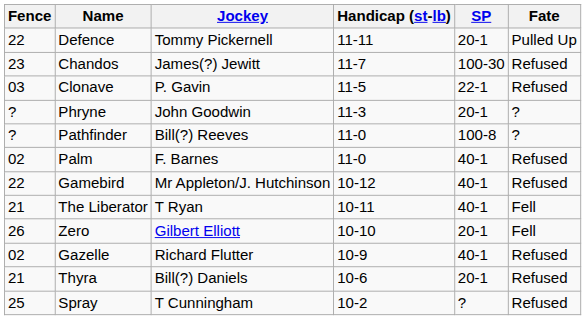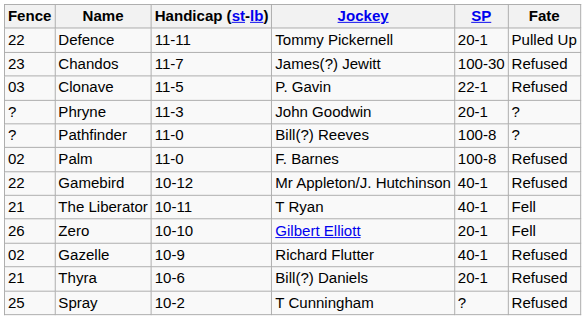columns swapped: (243, 16) <-> (394, 16)
(473, 159) 40-1 -> (477, 159) 100-8
